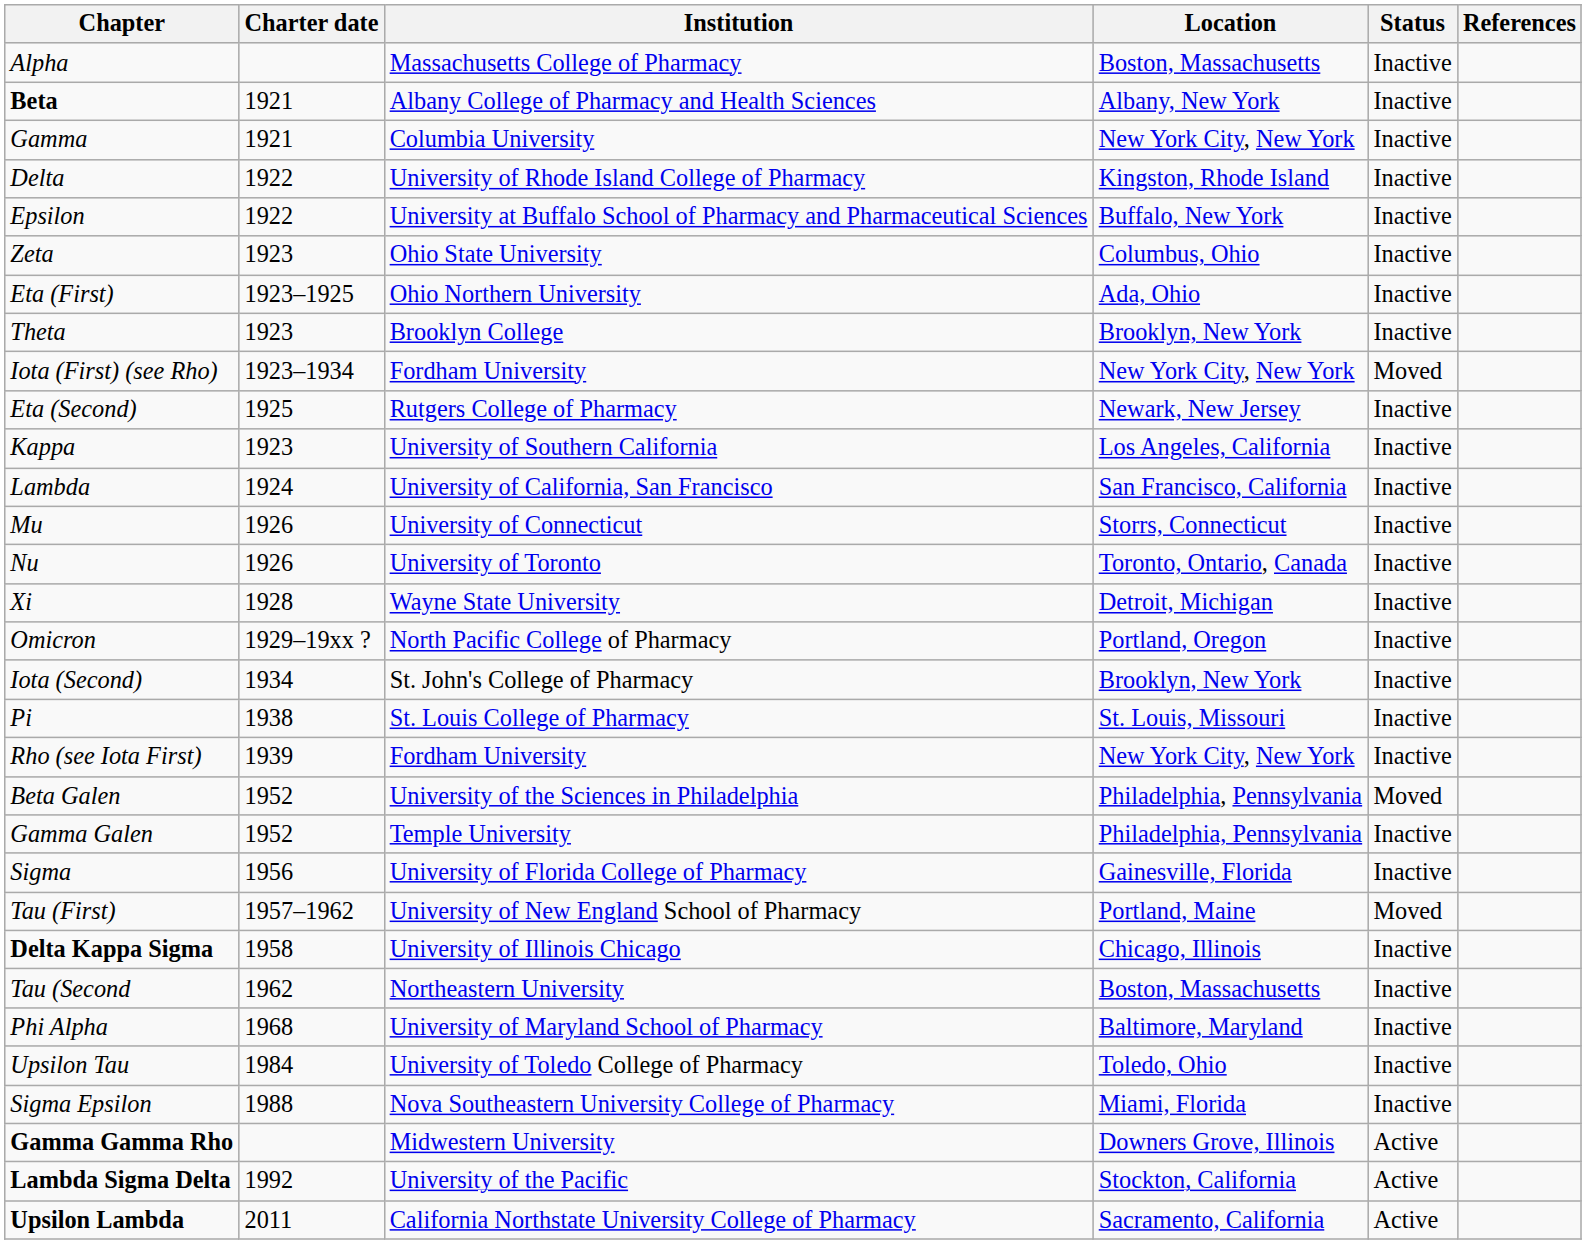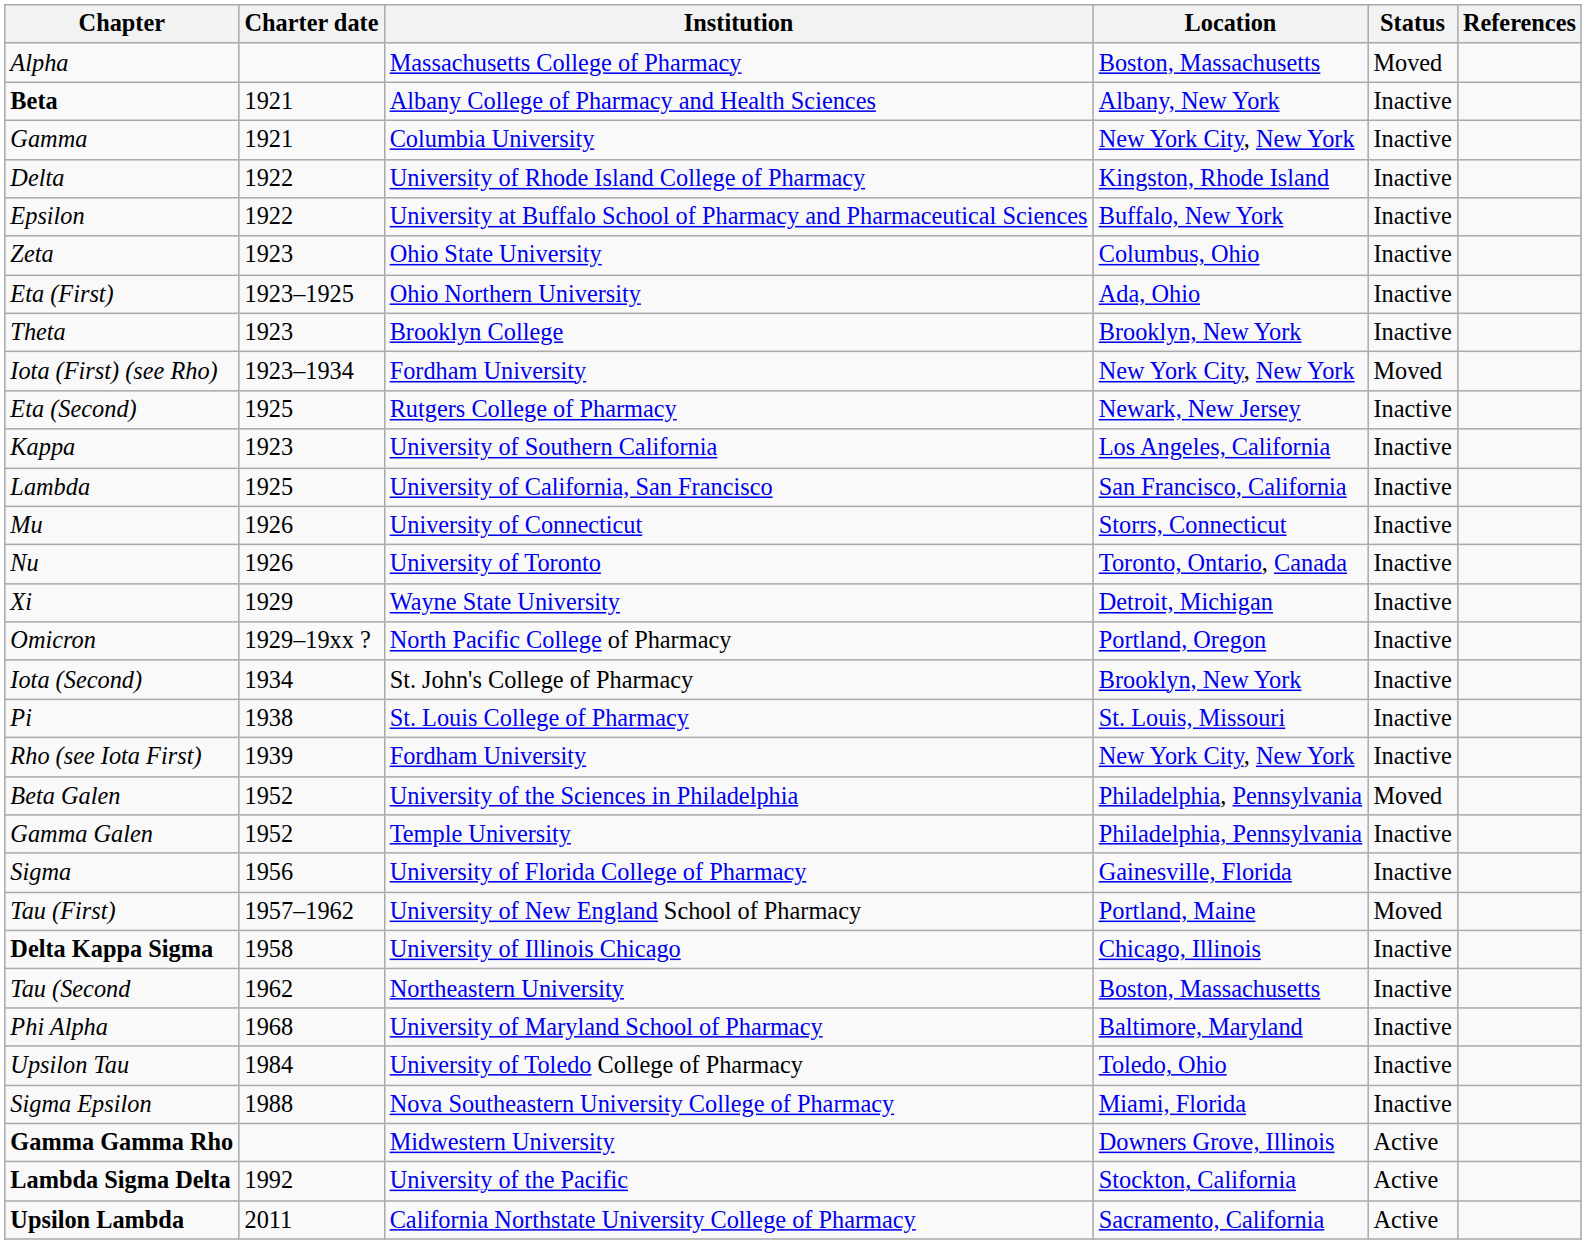(1413, 62) Inactive -> (1408, 62) Moved
(269, 486) 1924 -> (269, 486) 1925
(269, 602) 1928 -> (269, 602) 1929
